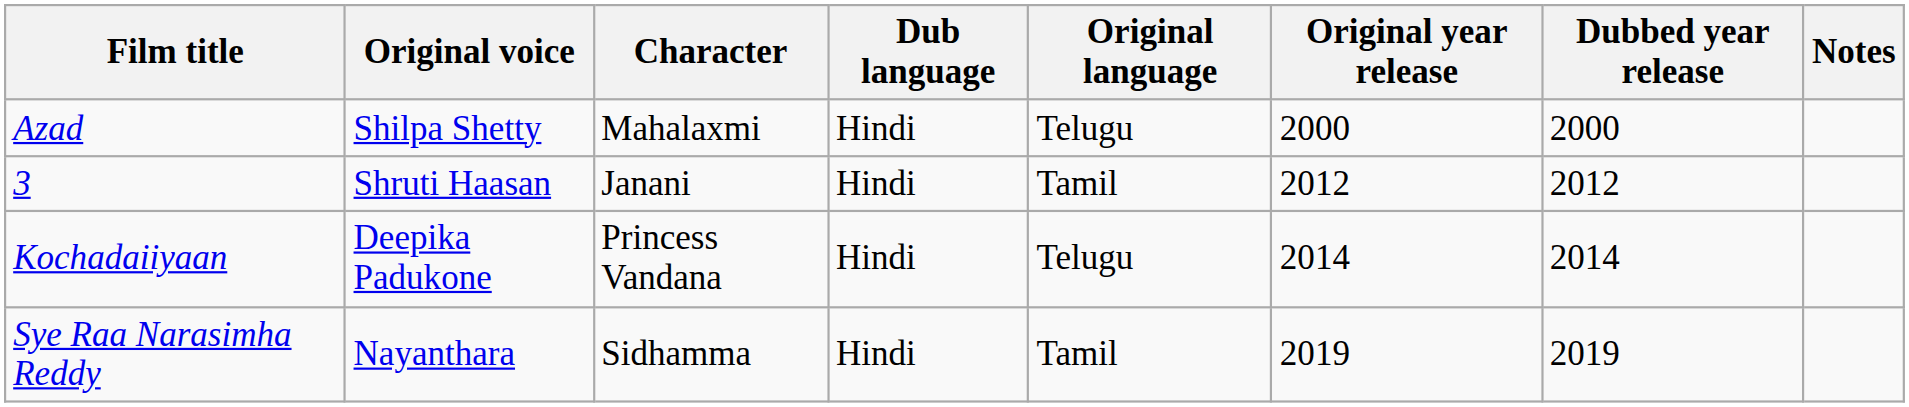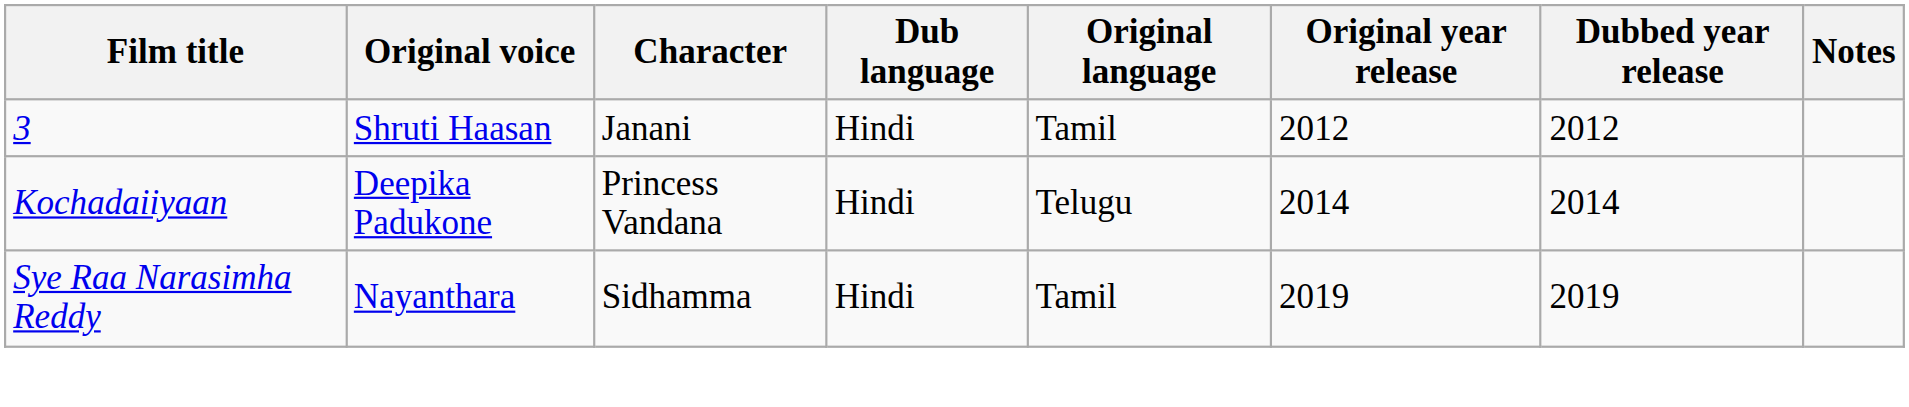- row: (48, 127)
